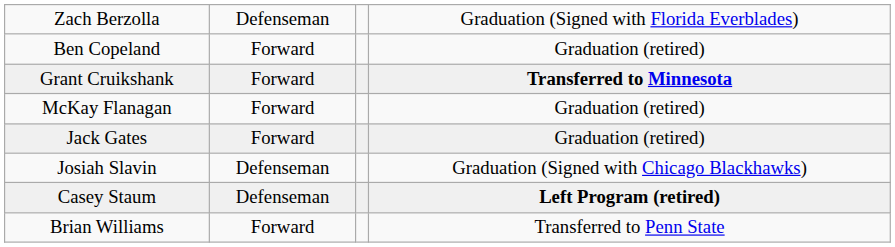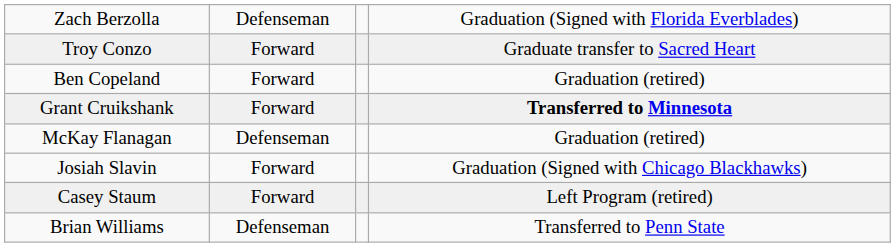+ row: (107, 49)
(283, 108) Forward -> (283, 138) Defenseman
- row: (107, 138)
(283, 167) Defenseman -> (283, 167) Forward
(283, 197) Defenseman -> (283, 197) Forward
(630, 197) bold -> (630, 197) normal
(283, 227) Forward -> (283, 227) Defenseman
